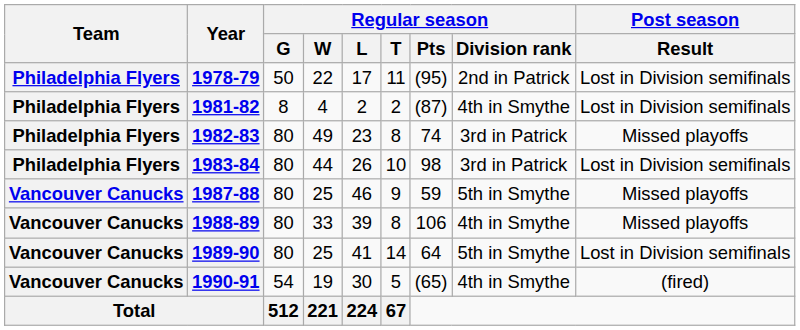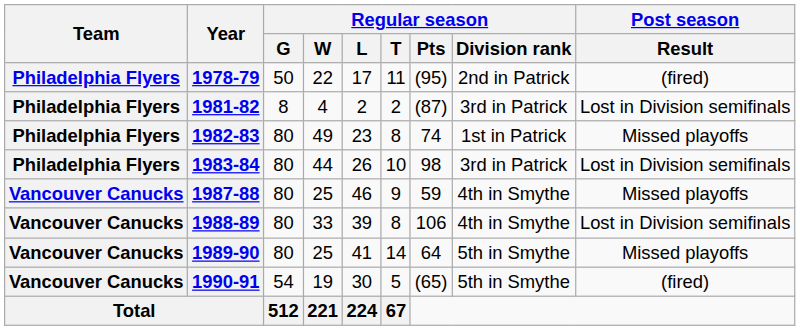(685, 78) Lost in Division semifinals -> (685, 78) (fired)
(514, 107) 4th in Smythe -> (514, 107) 3rd in Patrick
(514, 136) 3rd in Patrick -> (514, 136) 1st in Patrick
(514, 194) 5th in Smythe -> (514, 194) 4th in Smythe
(685, 223) Missed playoffs -> (685, 223) Lost in Division semifinals
(685, 252) Lost in Division semifinals -> (685, 252) Missed playoffs
(514, 281) 4th in Smythe -> (514, 281) 5th in Smythe
